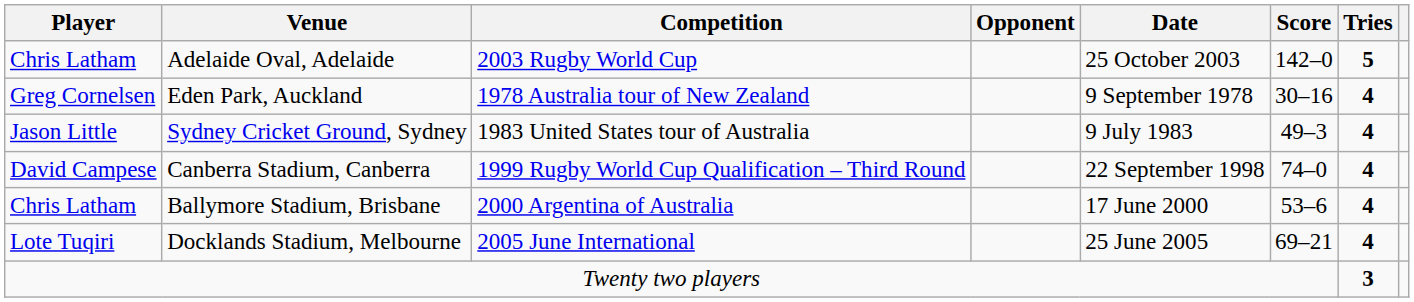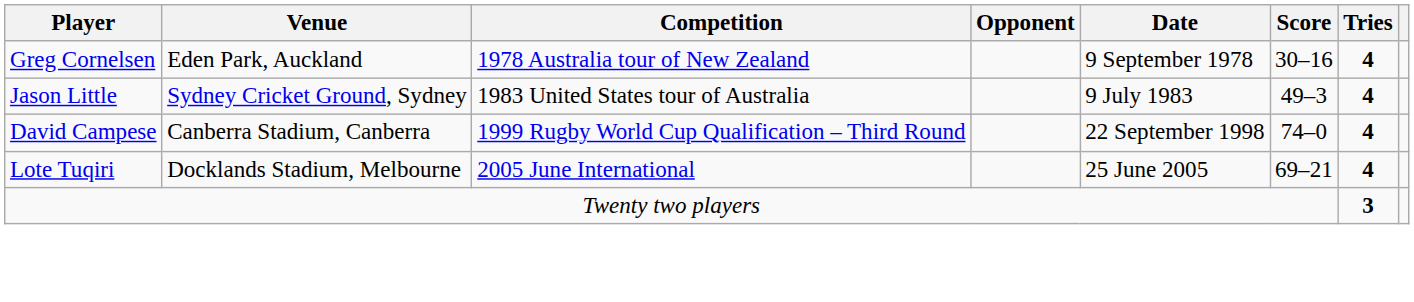- row: (281, 59)
- row: (304, 205)
